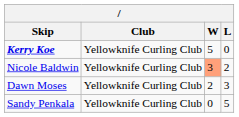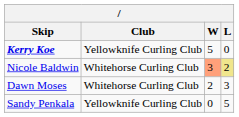(143, 67) Yellowknife Curling Club -> (141, 67) Whitehorse Curling Club
(227, 67) no background -> (227, 67) khaki background
(143, 85) Yellowknife Curling Club -> (141, 85) Whitehorse Curling Club
